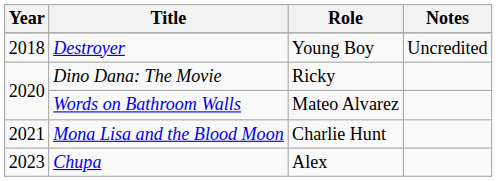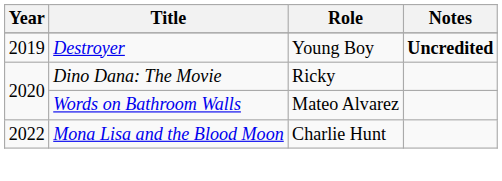(27, 47) 2018 -> (27, 47) 2019
(447, 47) normal -> (450, 47) bold
(27, 133) 2021 -> (27, 133) 2022
- row: (77, 162)
